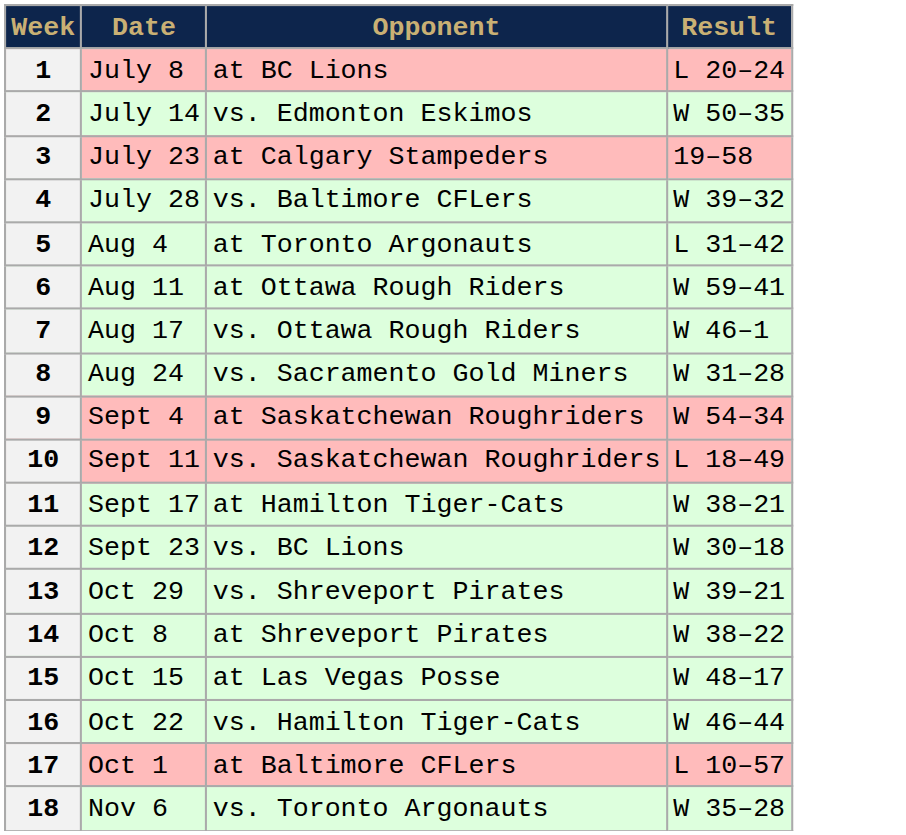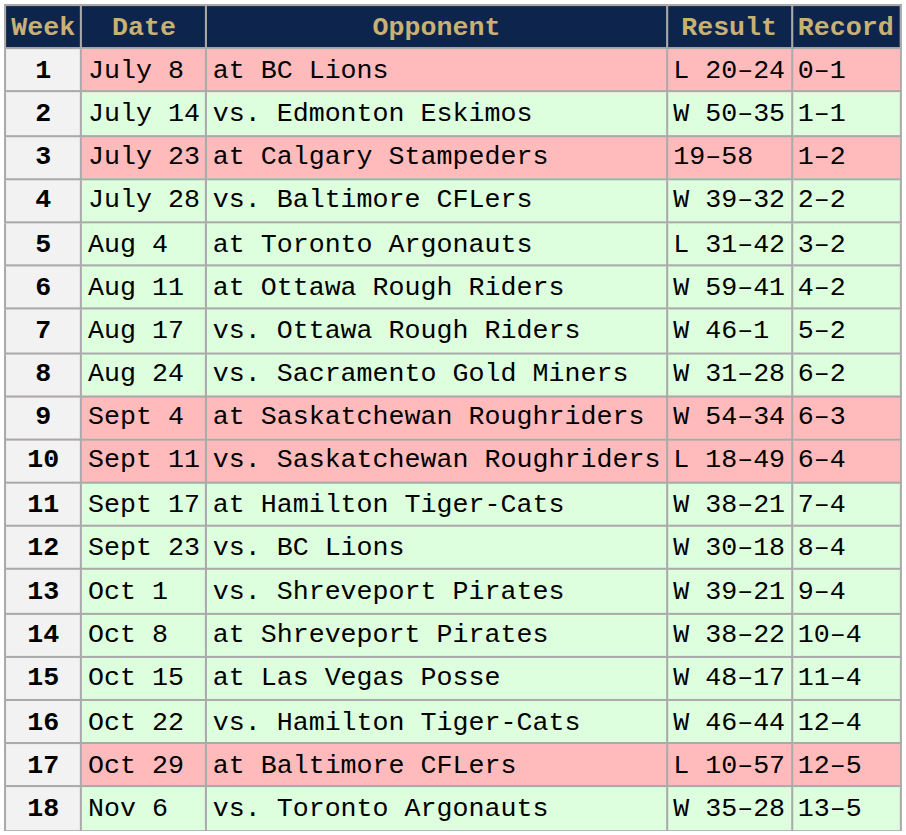+ column: (846, 27)
(136, 591) Oct 29 -> (128, 591) Oct 1
(128, 765) Oct 1 -> (136, 765) Oct 29
